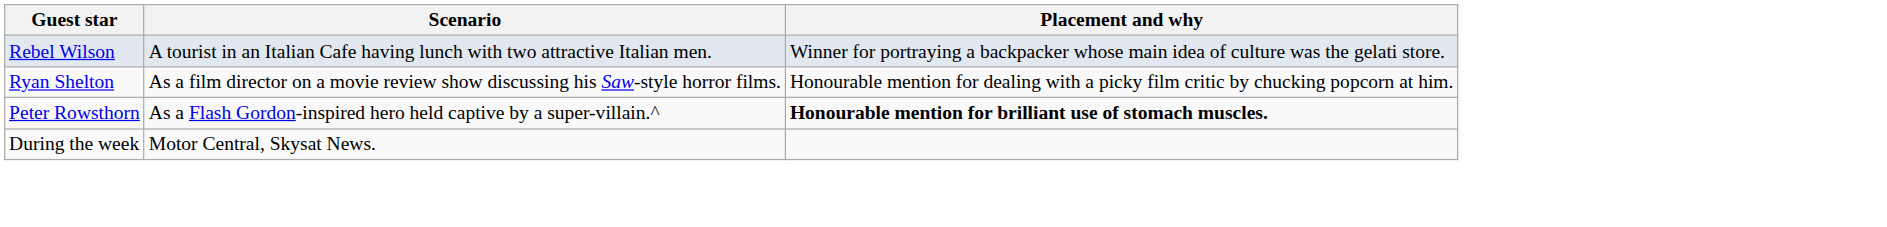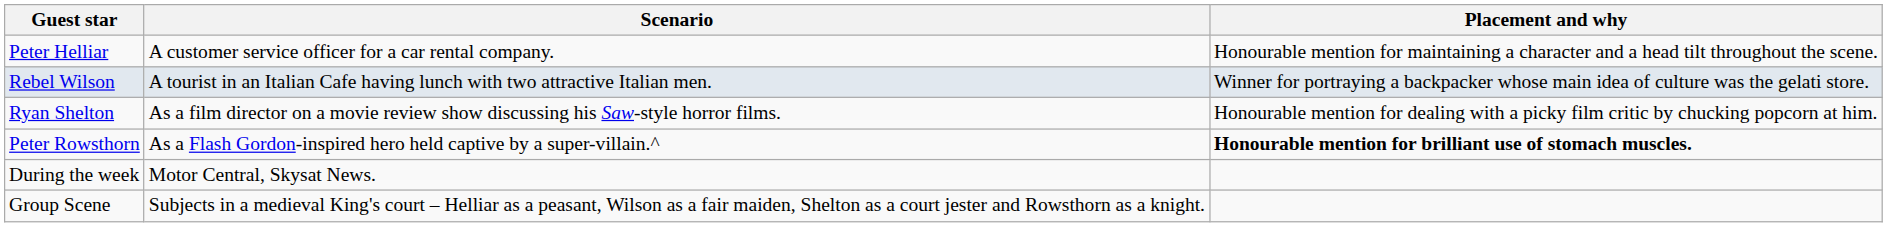+ row: (59, 50)
+ row: (60, 205)
